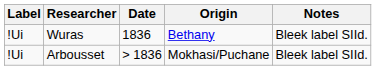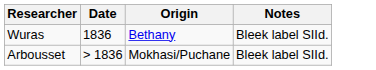- column: (24, 14)
